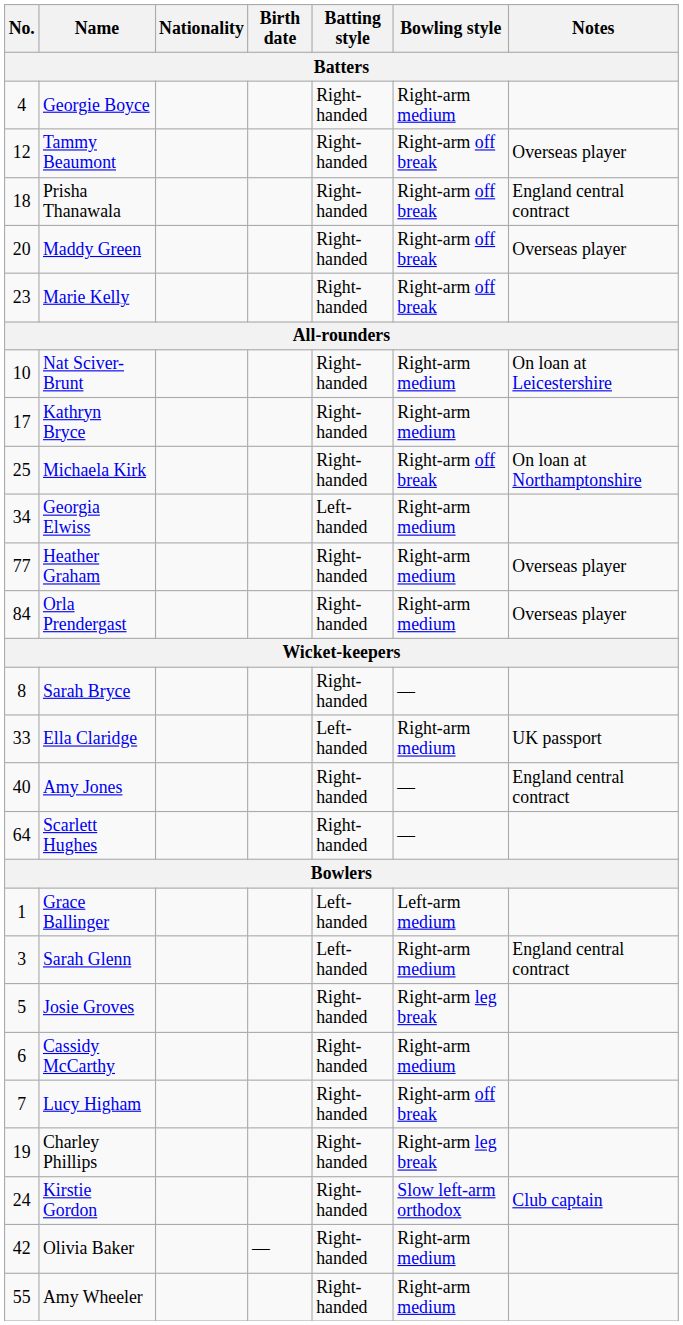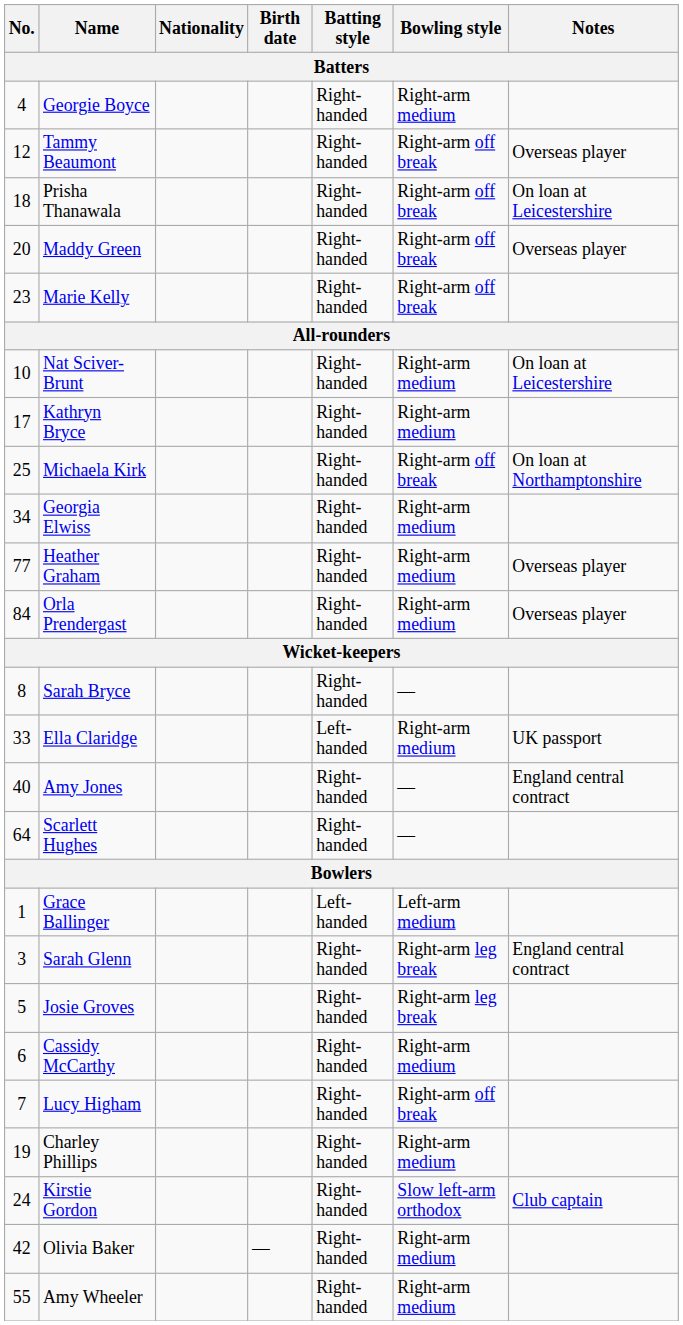(568, 201) England central contract -> (562, 201) On loan at Leicestershire
(342, 518) Left-handed -> (342, 518) Right-handed
(342, 959) Left-handed -> (342, 959) Right-handed
(434, 959) Right-arm medium -> (447, 959) Right-arm leg break
(447, 1152) Right-arm leg break -> (434, 1152) Right-arm medium
